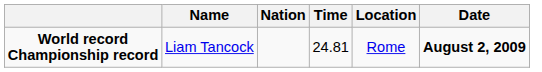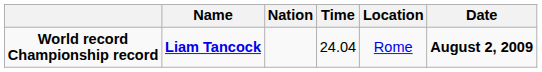(209, 47) normal -> (213, 47) bold
(331, 47) 24.81 -> (338, 47) 24.04
